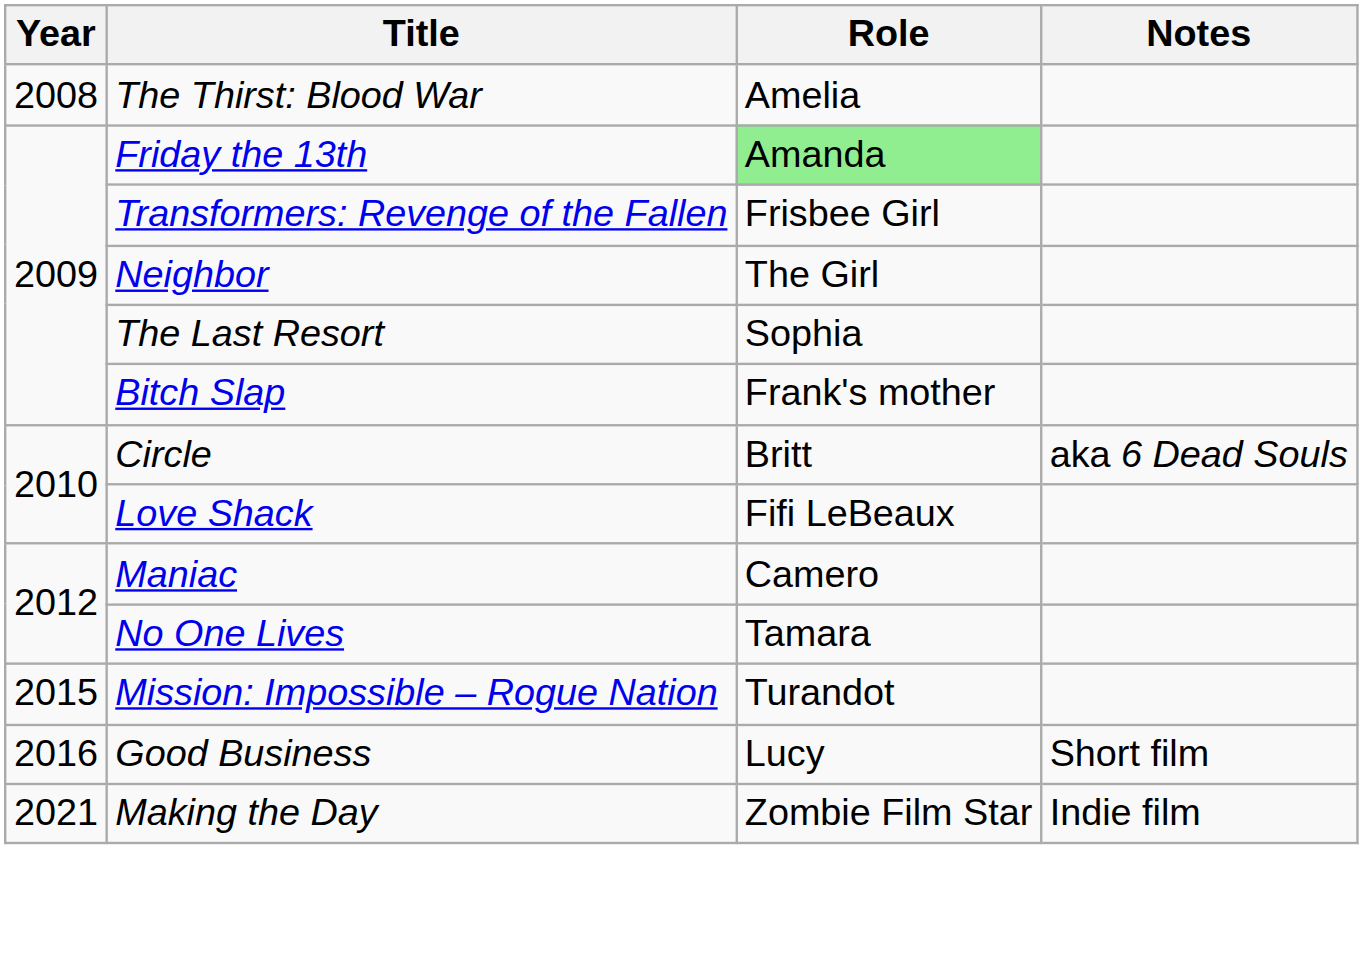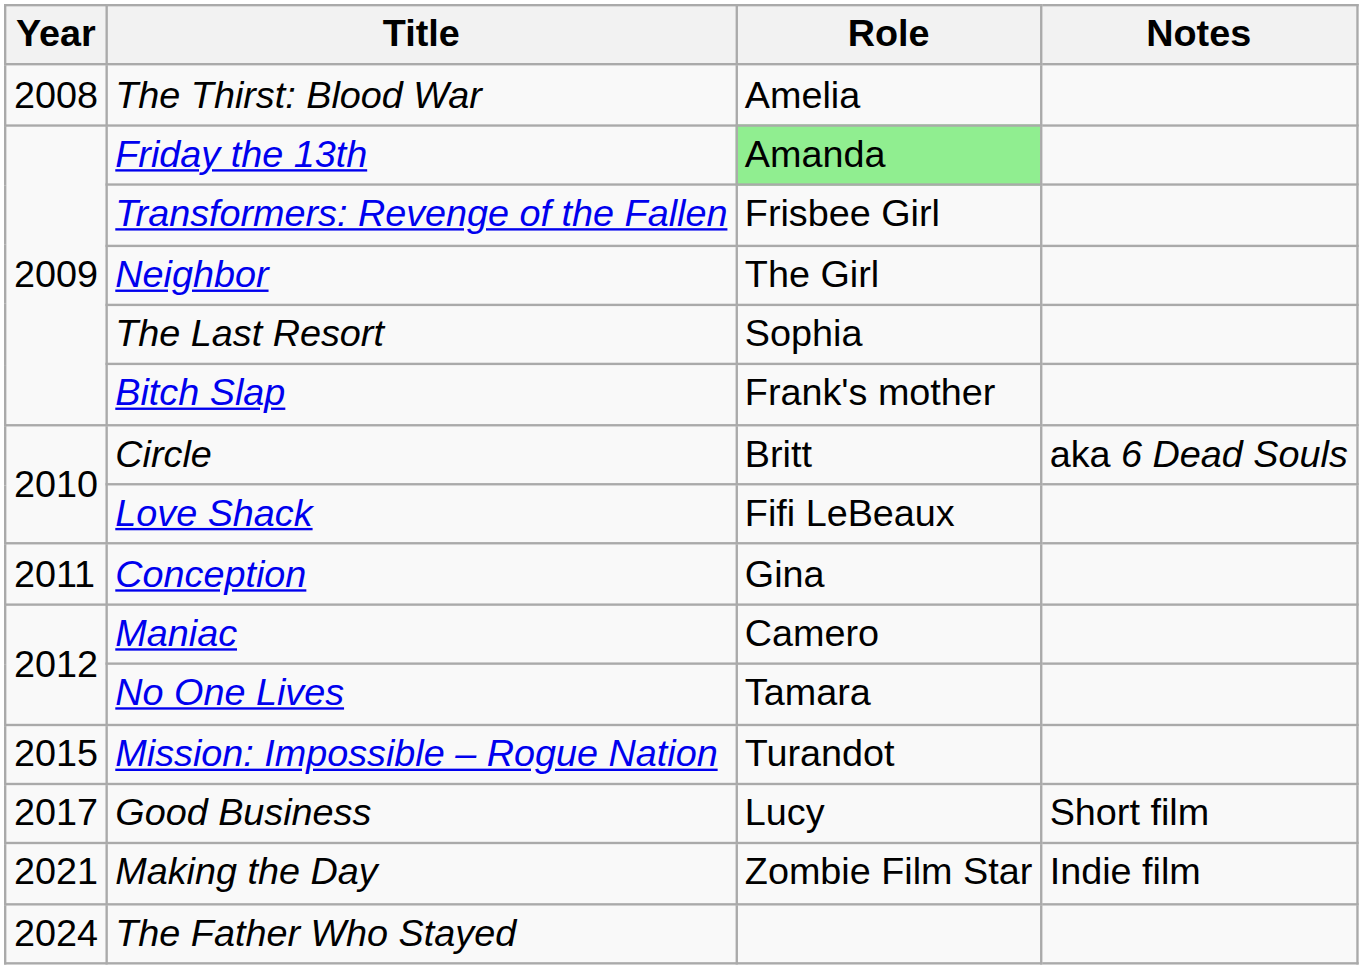+ row: (211, 573)
(56, 753) 2016 -> (56, 812) 2017
+ row: (316, 932)
